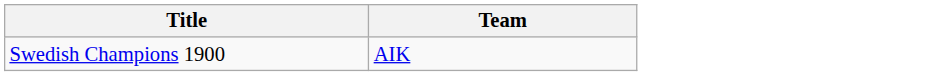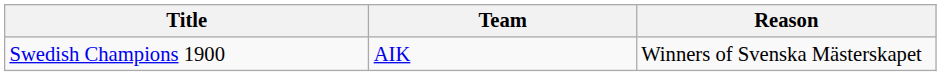+ column: (786, 20)
